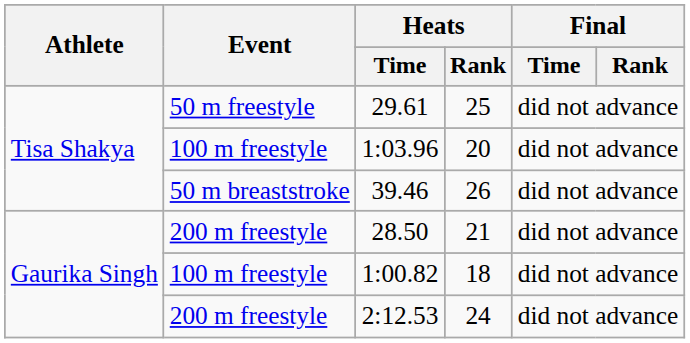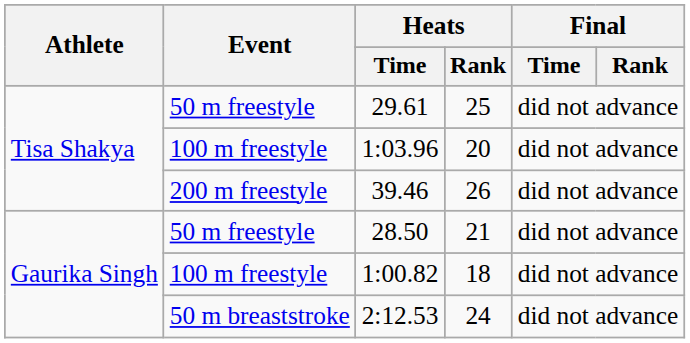(260, 190) 50 m breaststroke -> (249, 190) 200 m freestyle
(249, 232) 200 m freestyle -> (242, 232) 50 m freestyle
(249, 316) 200 m freestyle -> (260, 316) 50 m breaststroke
